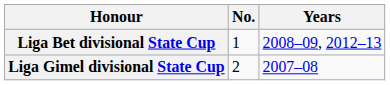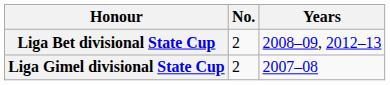(236, 42) 1 -> (236, 42) 2
